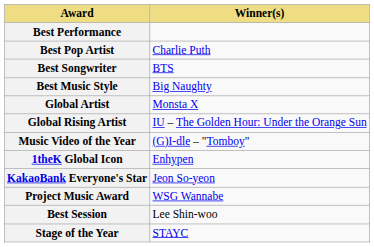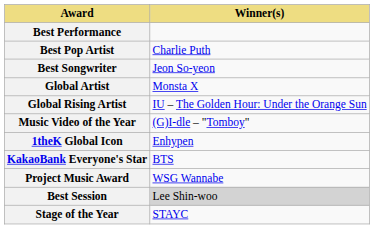(163, 68) BTS -> (184, 68) Jeon So-yeon
- row: (77, 86)
(184, 178) Jeon So-yeon -> (163, 159) BTS
(185, 214) no background -> (185, 196) lightgrey background
